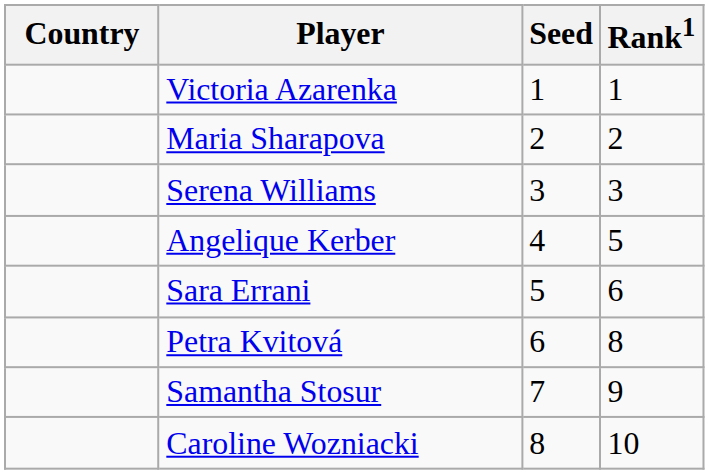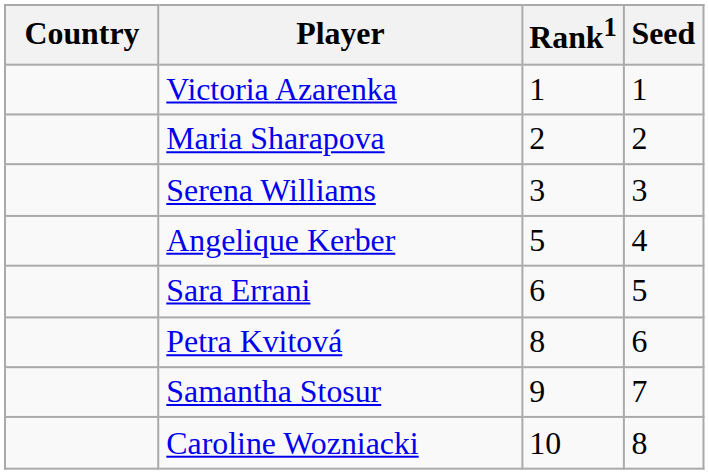columns swapped: (651, 34) <-> (561, 34)
